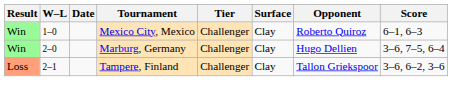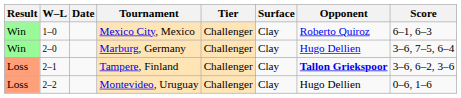(337, 66) normal -> (344, 66) bold
+ row: (149, 84)
